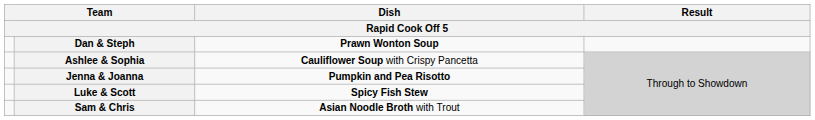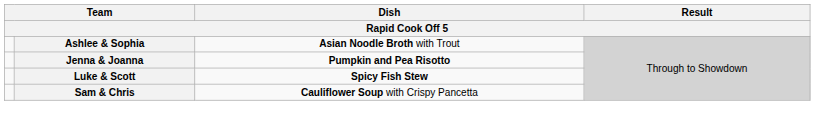- row: (105, 45)
(389, 60) Cauliflower Soup with Crispy Pancetta -> (389, 45) Asian Noodle Broth with Trout
(389, 108) Asian Noodle Broth with Trout -> (389, 92) Cauliflower Soup with Crispy Pancetta
